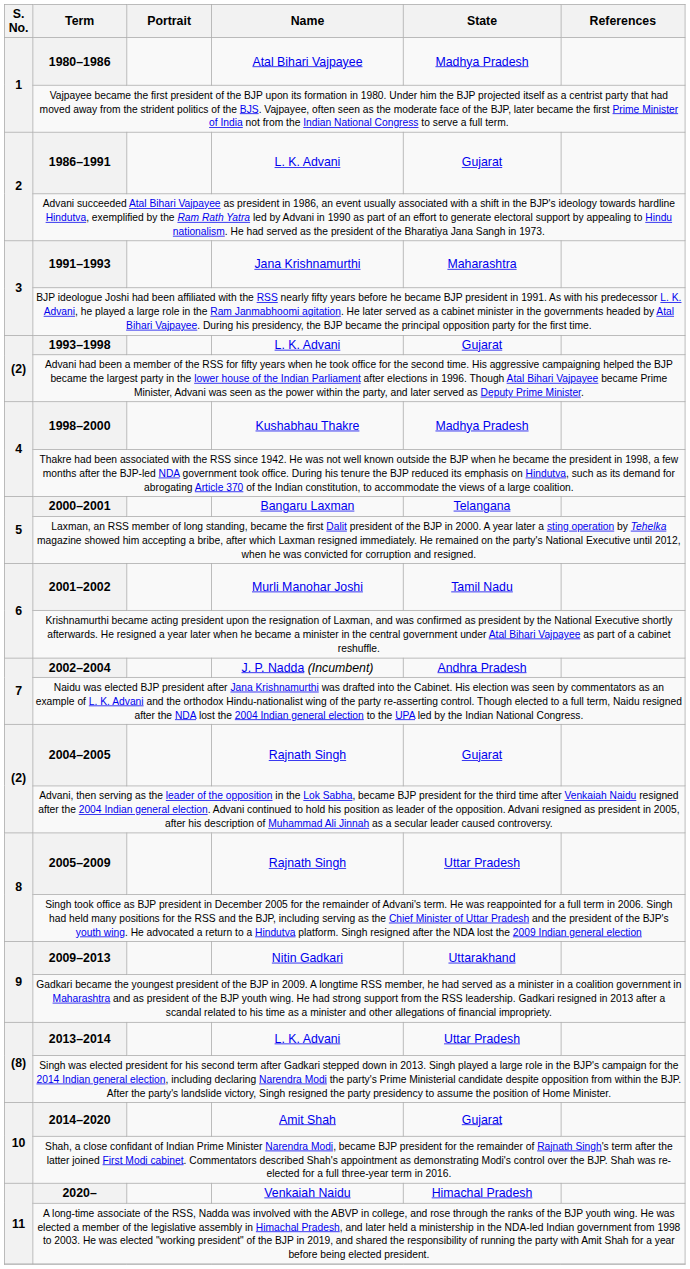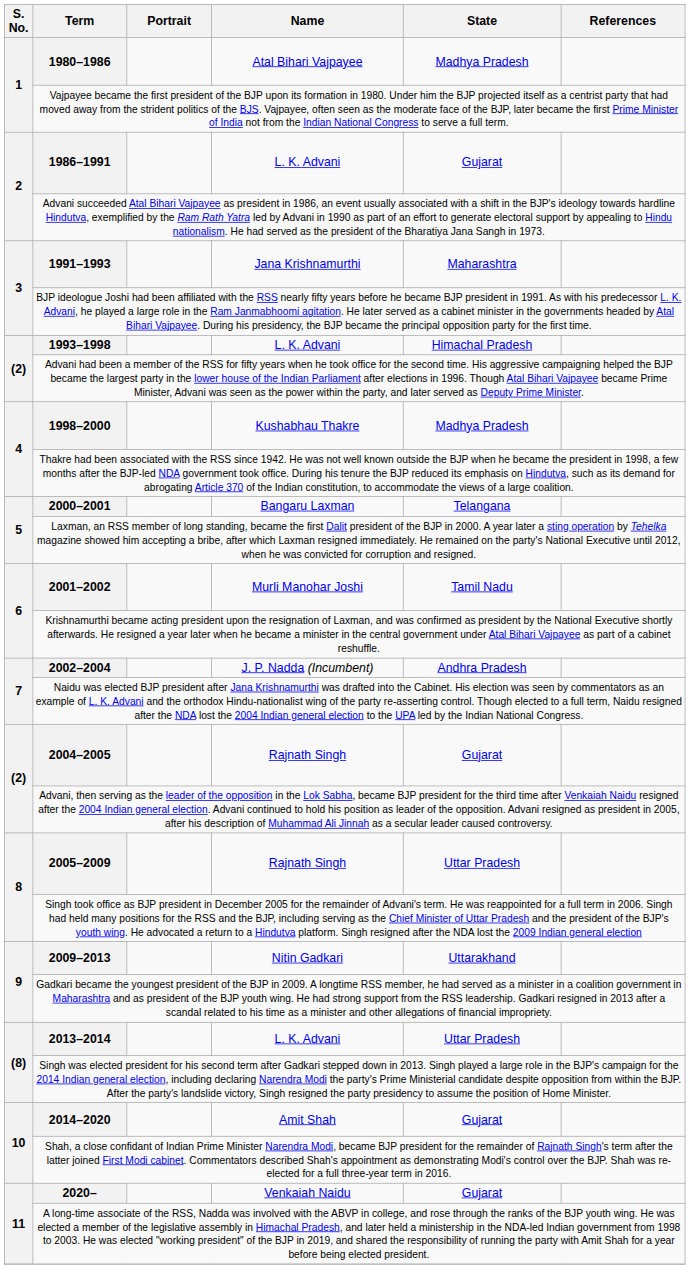(482, 345) Gujarat -> (482, 345) Himachal Pradesh
(482, 1193) Himachal Pradesh -> (482, 1193) Gujarat
